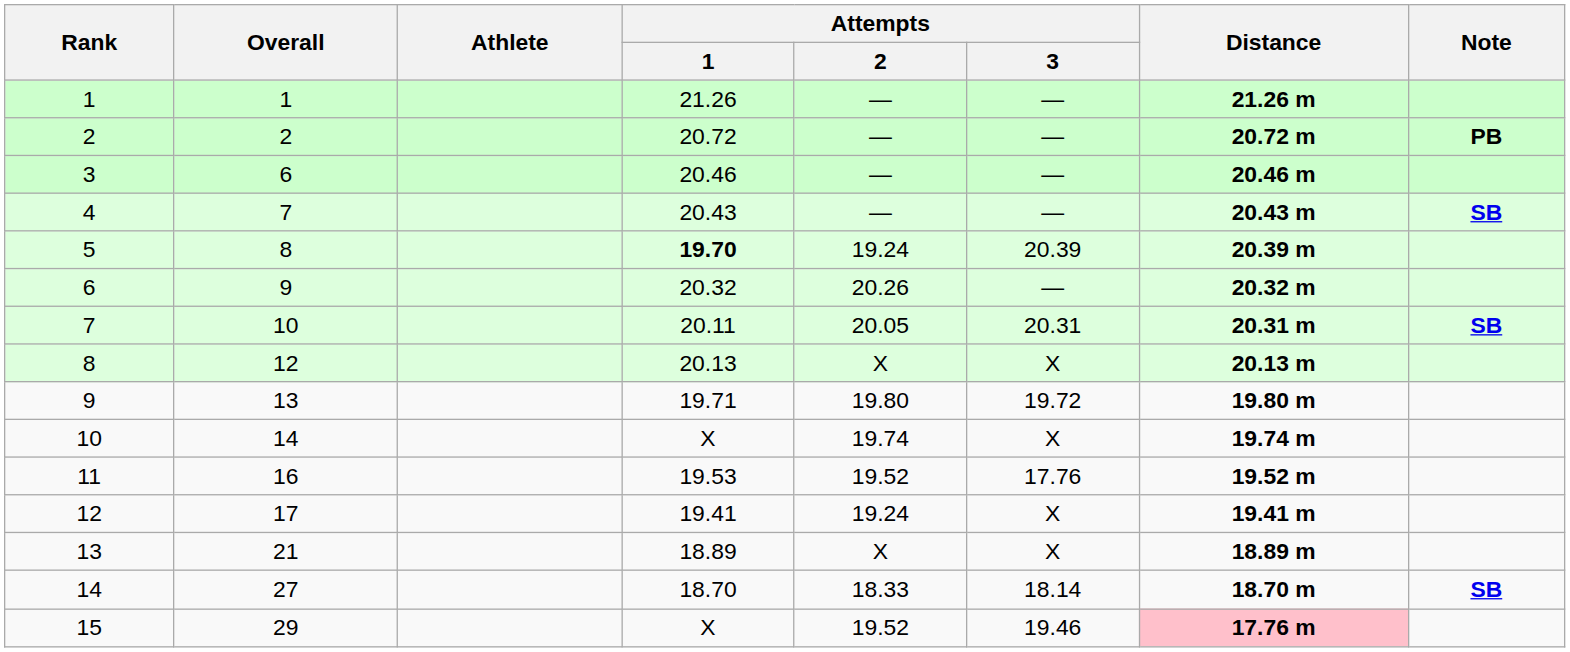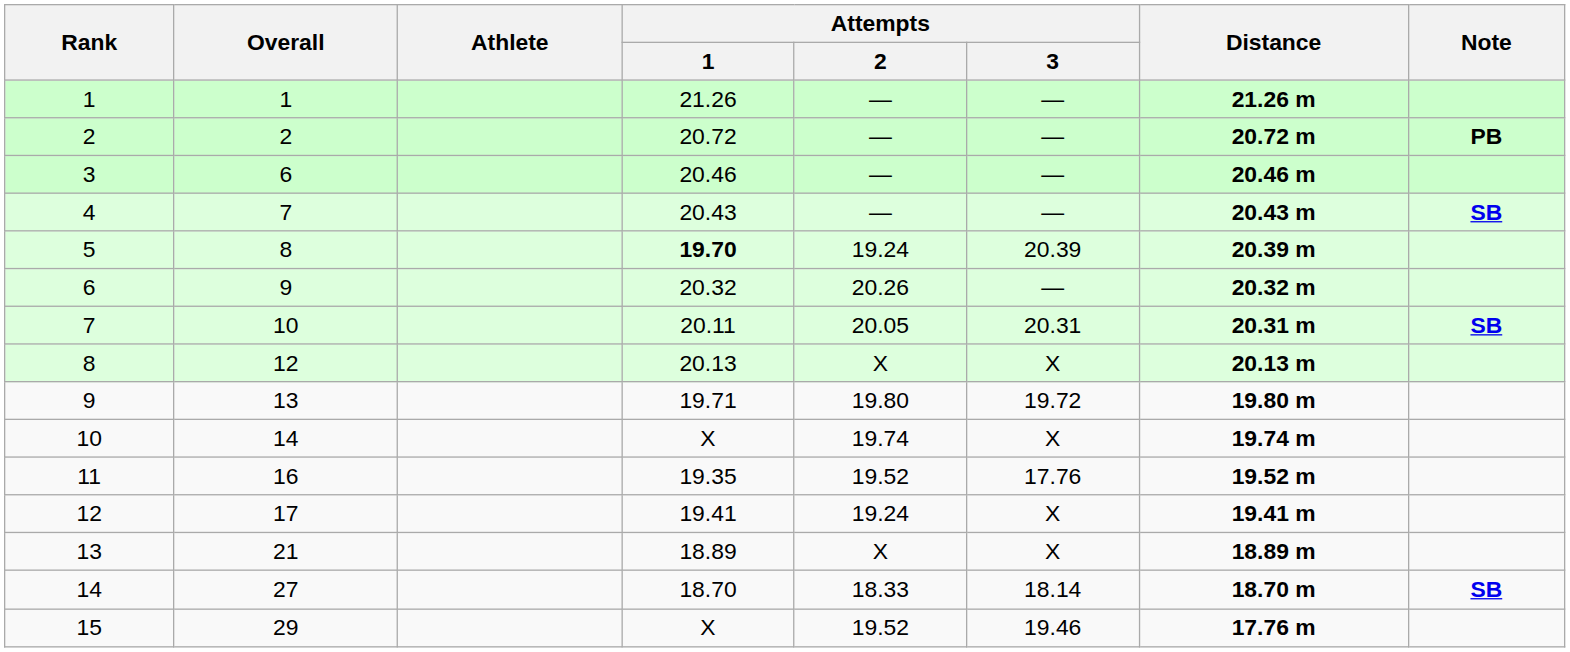(708, 475) 19.53 -> (708, 475) 19.35
(1274, 626) pink background -> (1274, 626) no background
